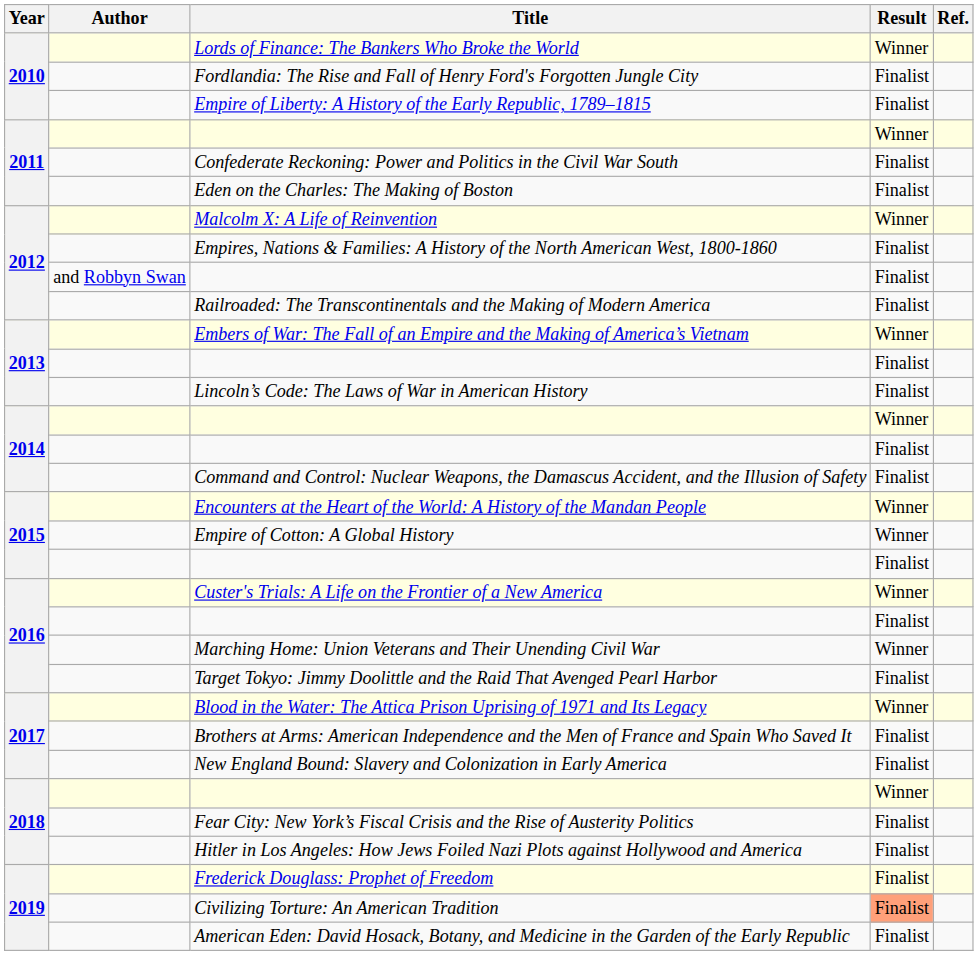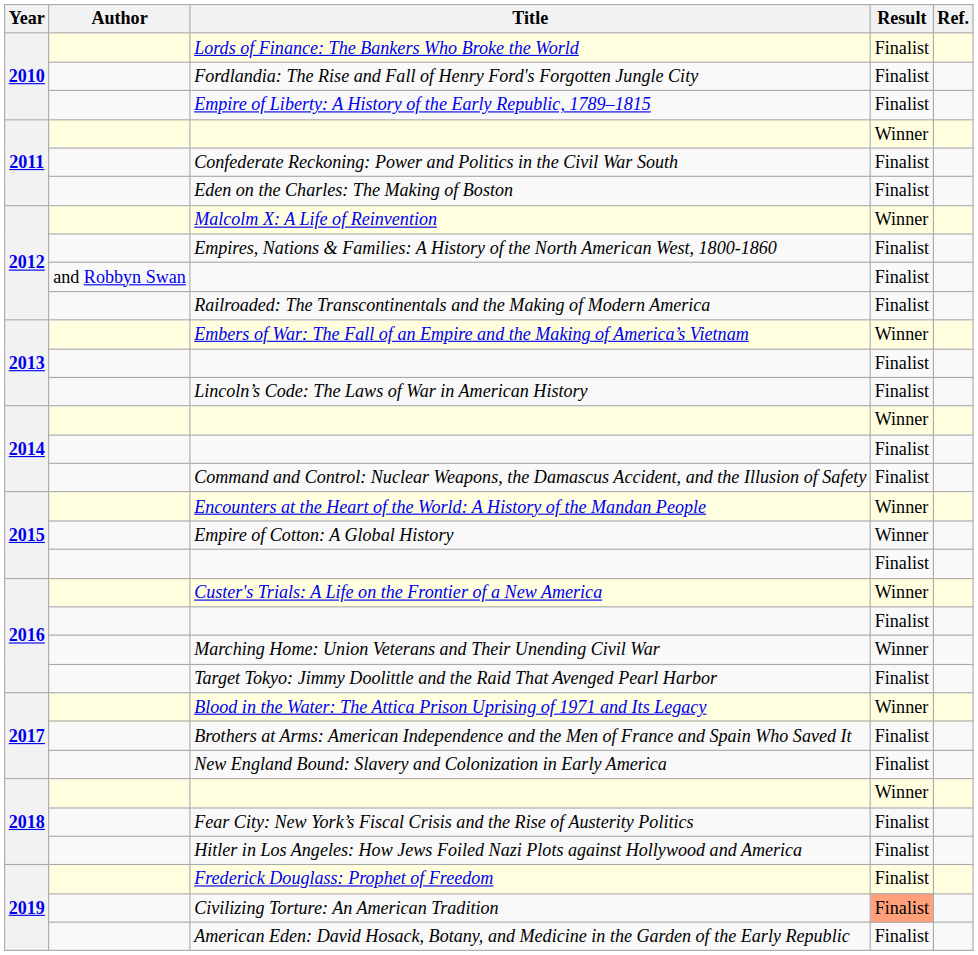(901, 47) Winner -> (902, 47) Finalist
